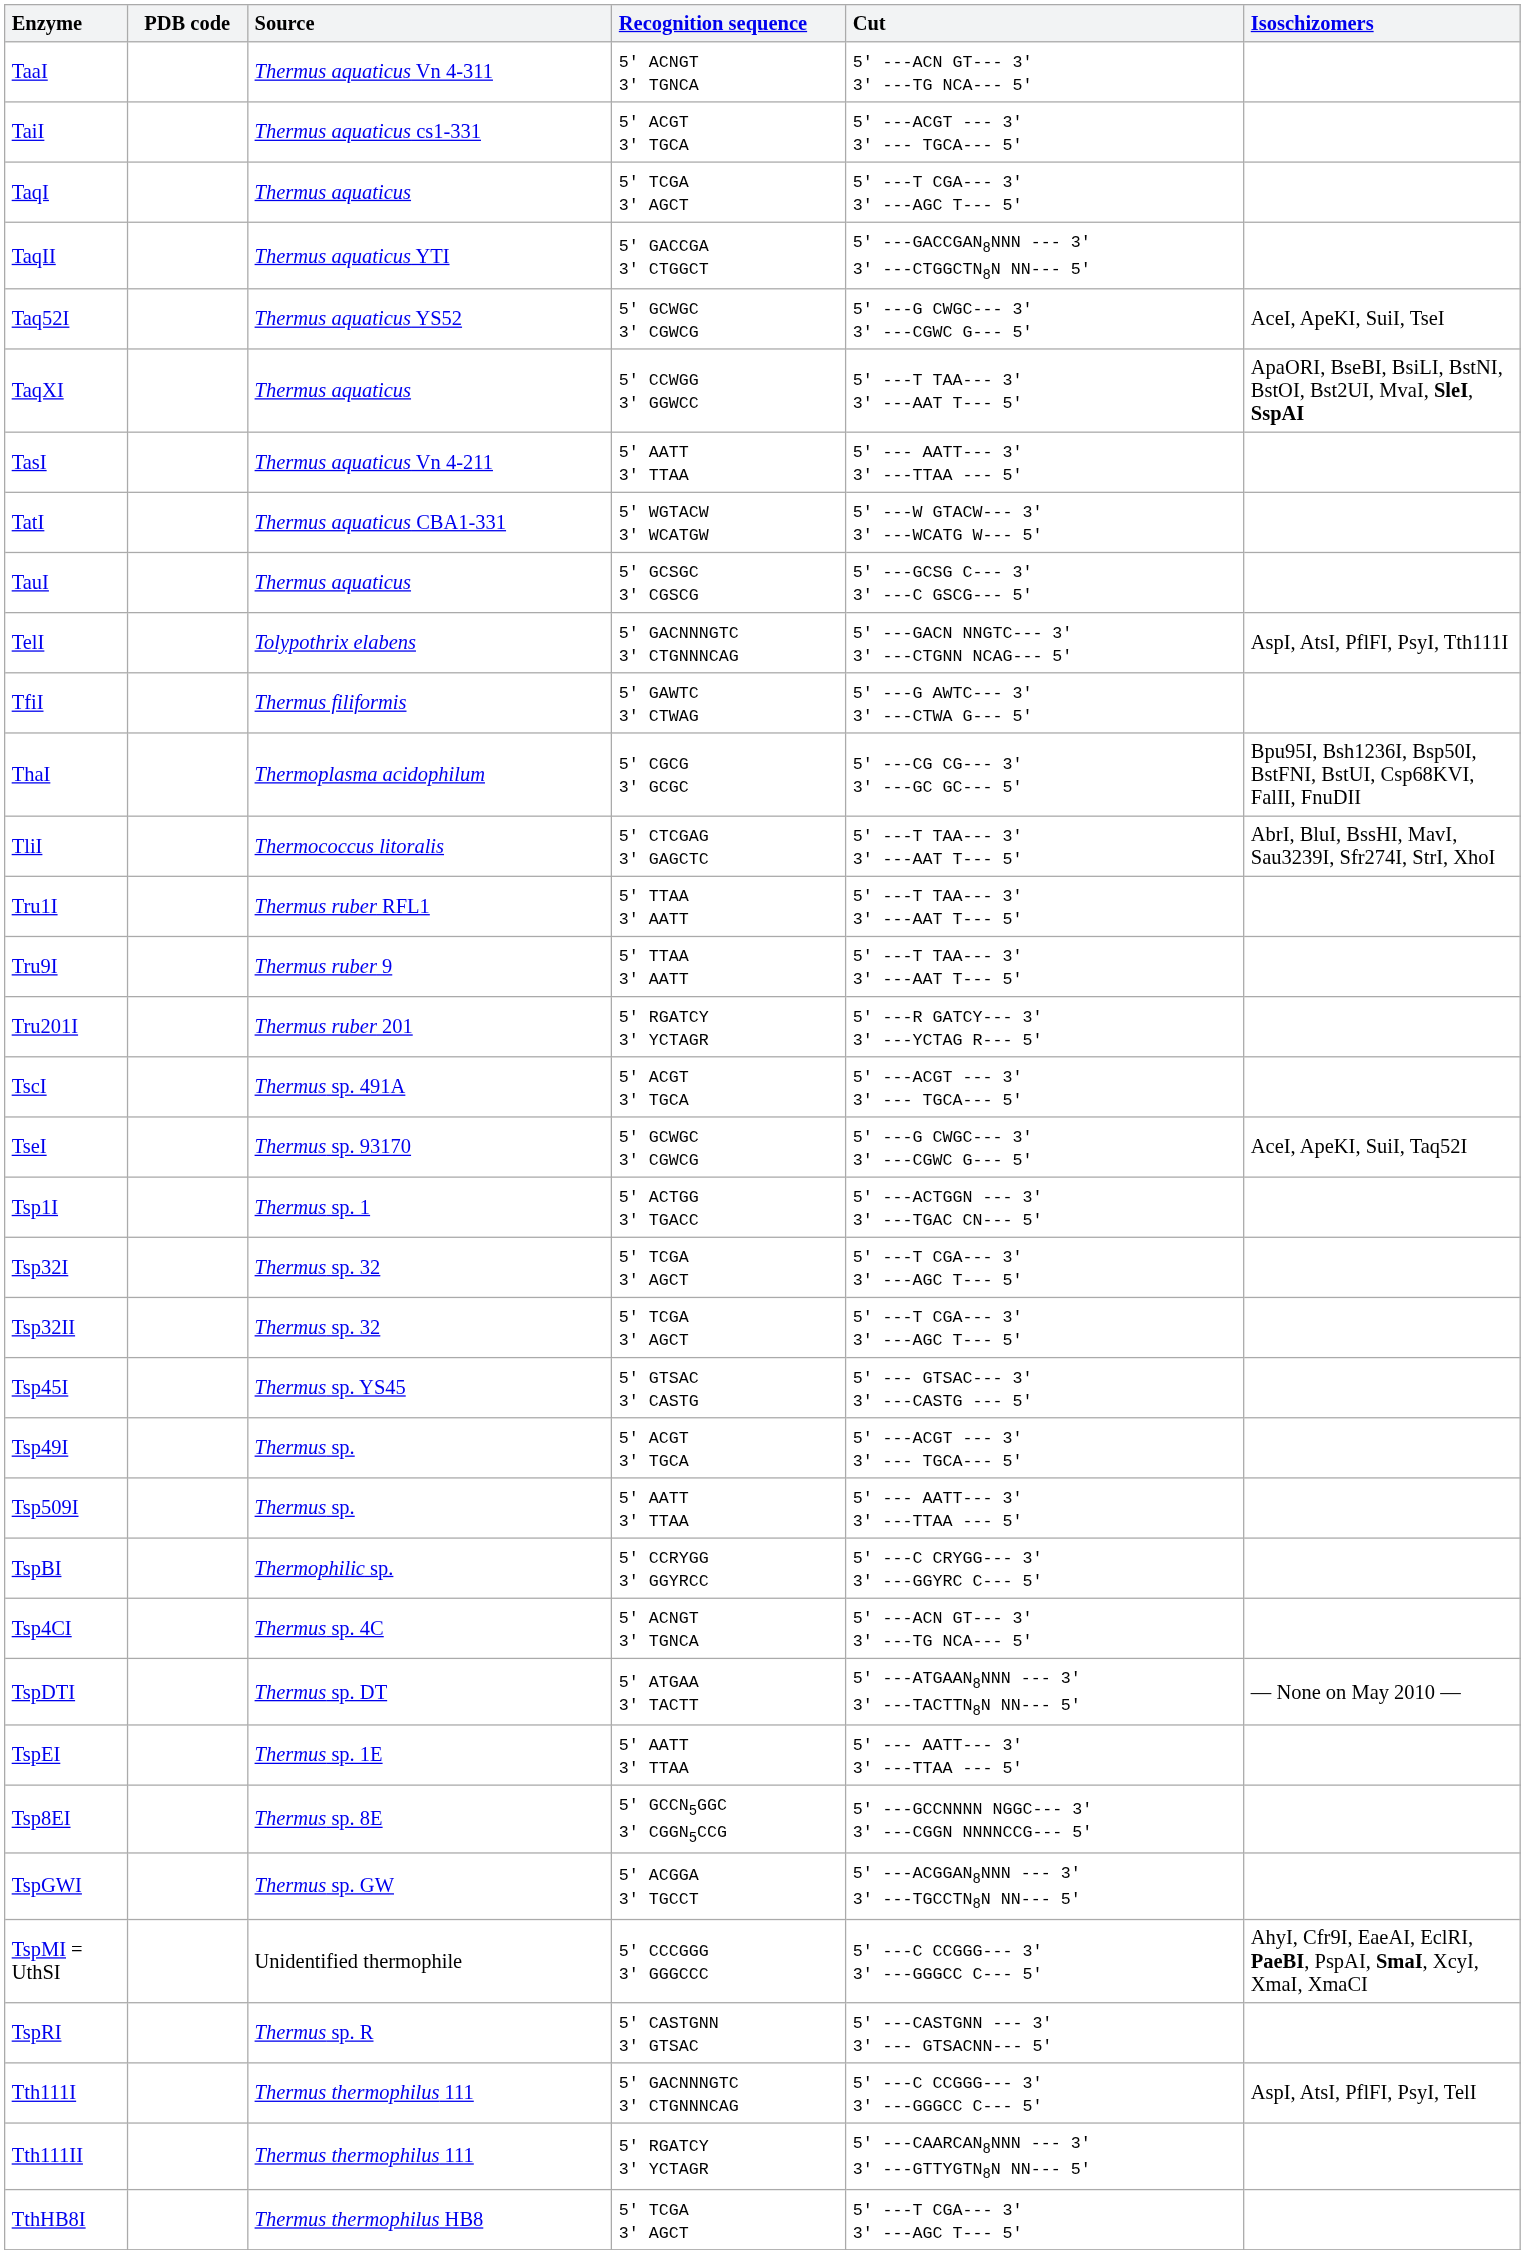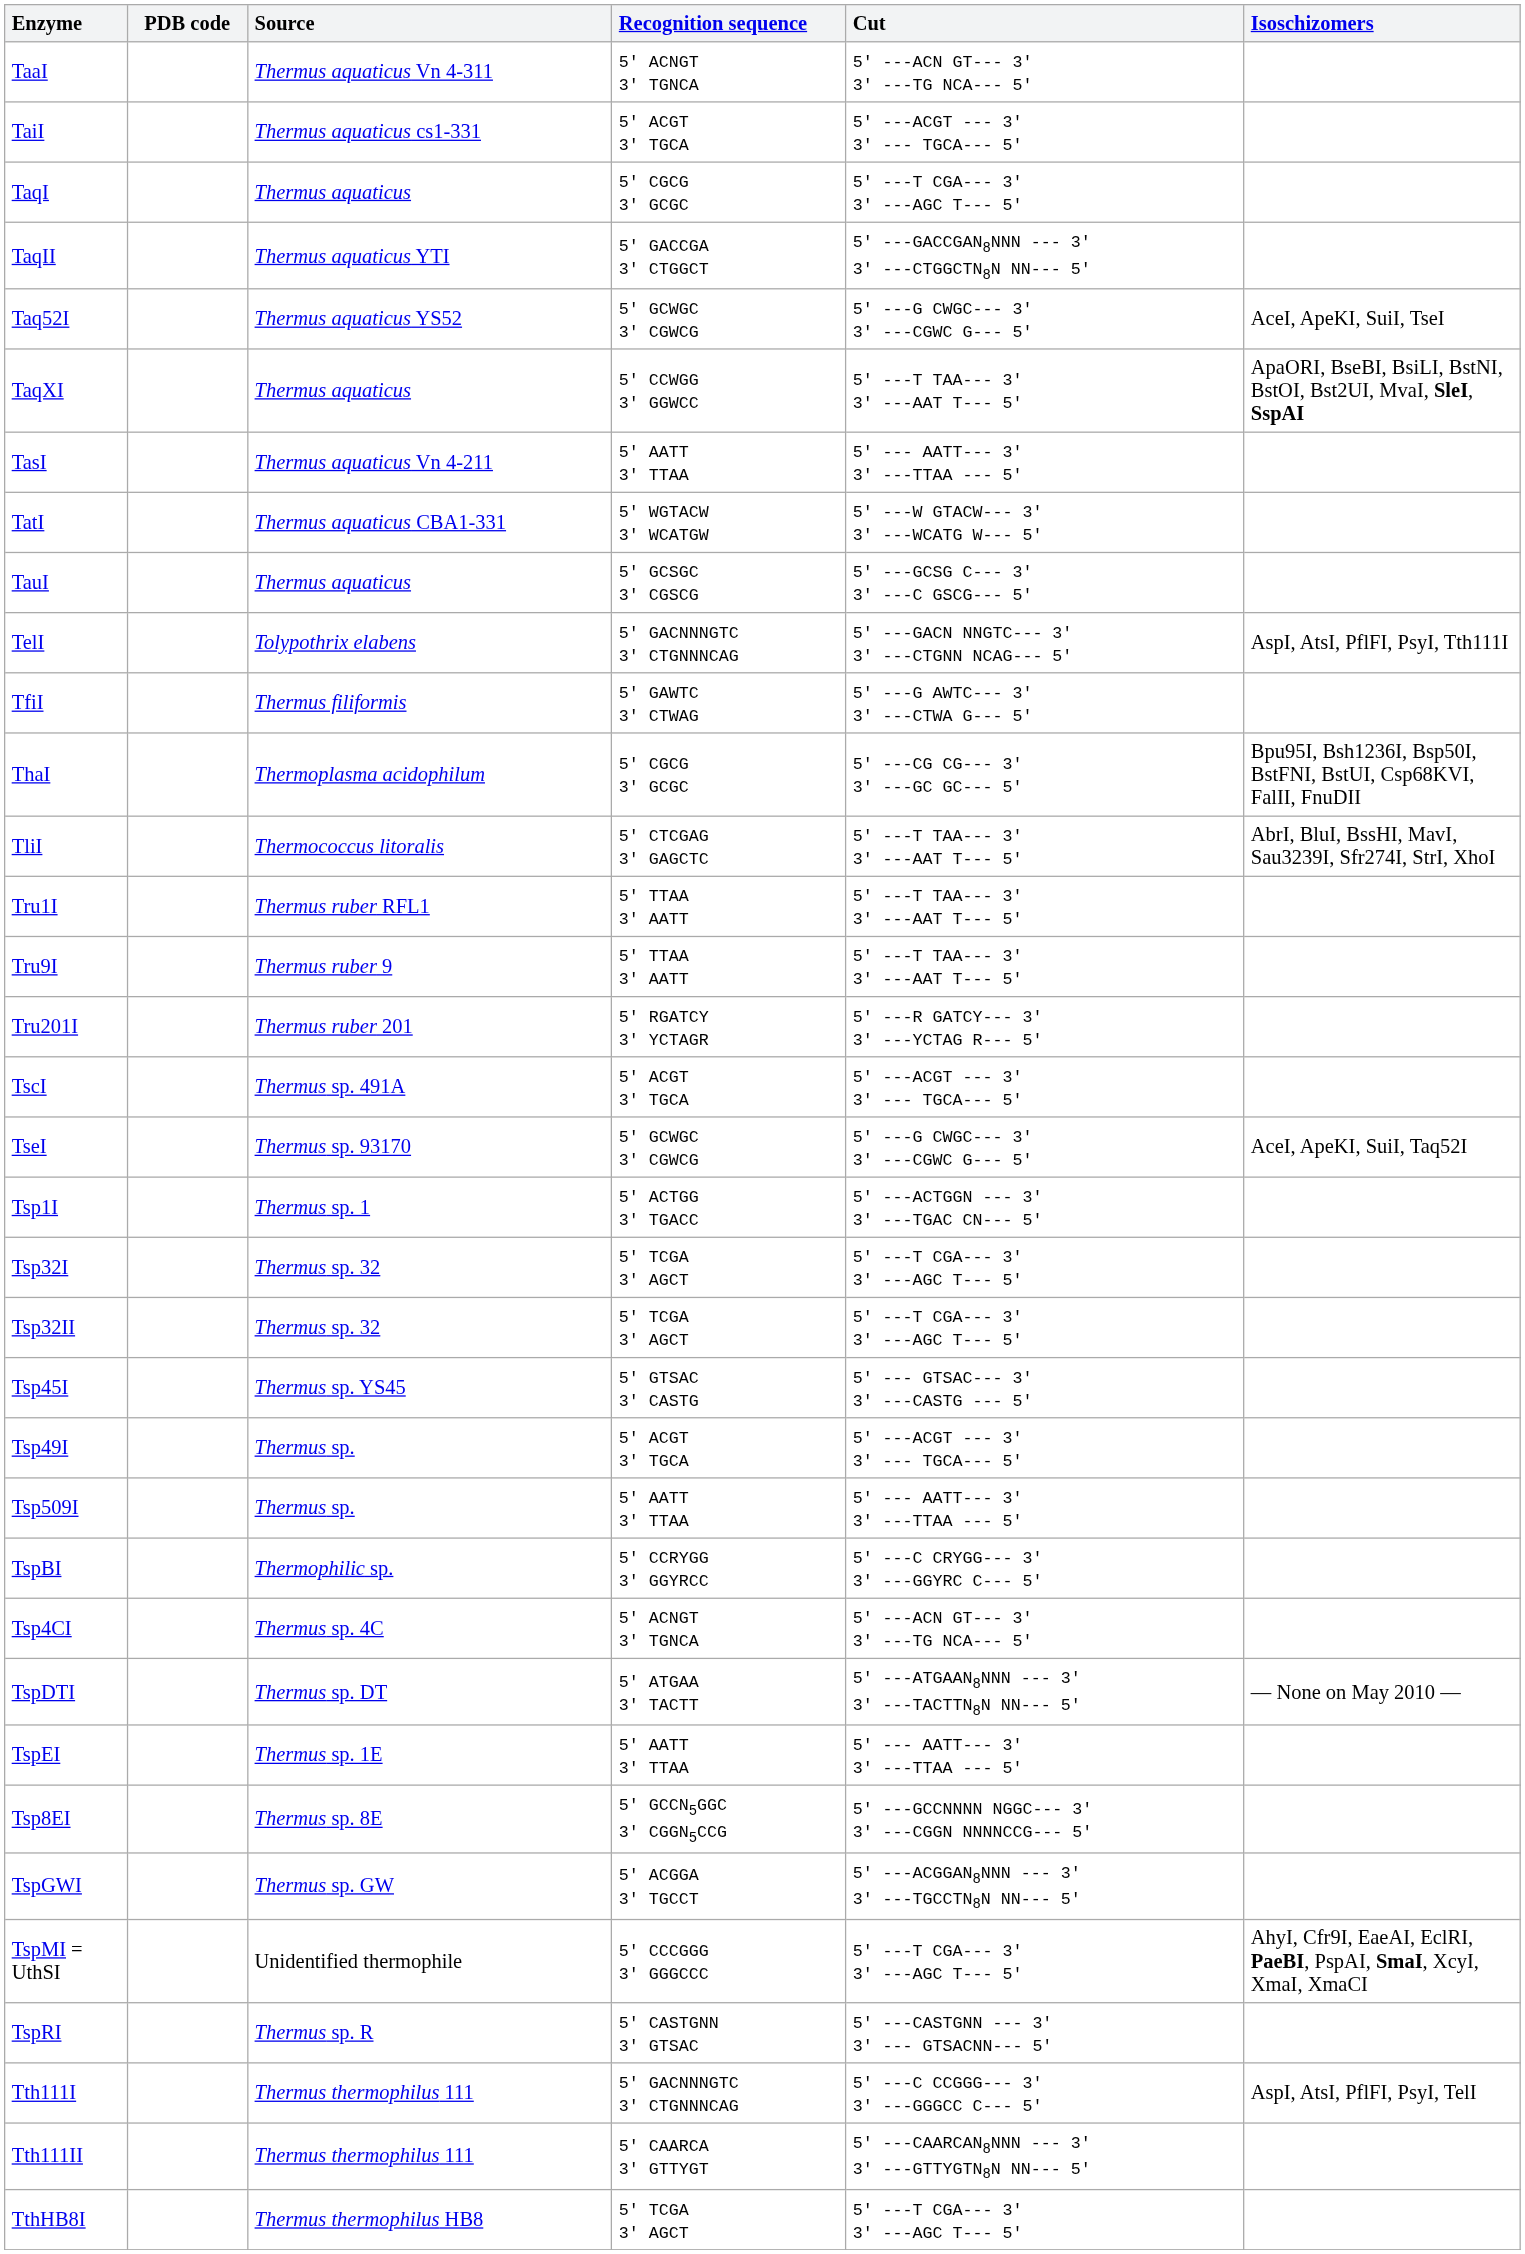(654, 194) 5' TCGA 3' AGCT -> (654, 194) 5' CGCG 3' GCGC
(948, 1963) 5' ---C CCGGG--- 3' 3' ---GGGCC C--- 5' -> (938, 1963) 5' ---T CGA--- 3' 3' ---AGC T--- 5'
(664, 2158) 5' RGATCY 3' YCTAGR -> (664, 2158) 5' CAARCA 3' GTTYGT
